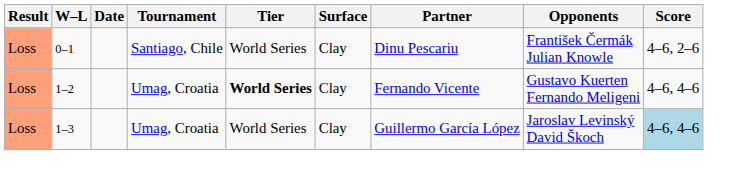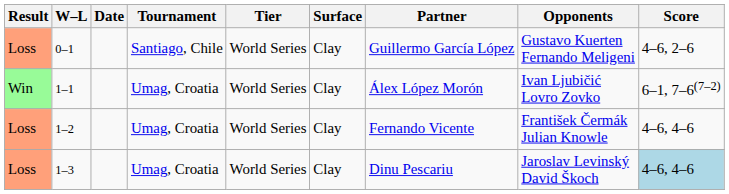(416, 48) Dinu Pescariu -> (442, 48) Guillermo García López
(580, 48) František Čermák Julian Knowle -> (578, 48) Gustavo Kuerten Fernando Meligeni
+ row: (65, 89)
(271, 88) bold -> (268, 128) normal
(583, 88) Gustavo Kuerten Fernando Meligeni -> (574, 128) František Čermák Julian Knowle
(447, 128) Guillermo García López -> (411, 169) Dinu Pescariu
